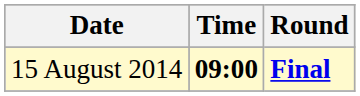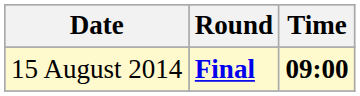columns swapped: (226, 25) <-> (309, 25)
